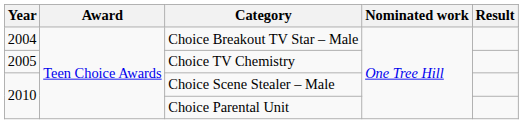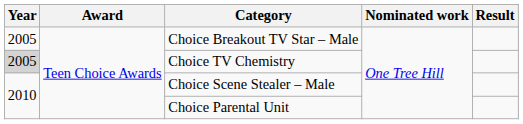(22, 38) 2004 -> (22, 38) 2005
(22, 61) no background -> (22, 61) lightgrey background
